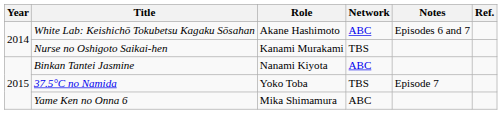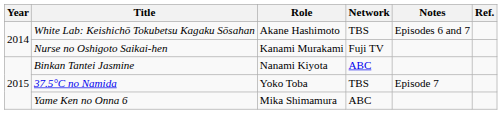(360, 30) ABC -> (359, 30) TBS
(359, 48) TBS -> (366, 48) Fuji TV
